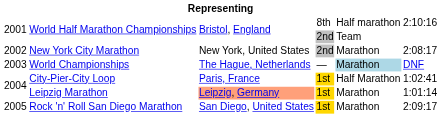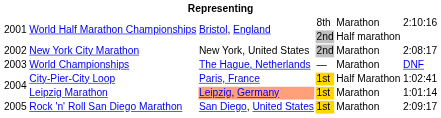(368, 22) Half marathon -> (358, 22) Marathon
(349, 37) Team -> (368, 37) Half marathon
(358, 65) lightblue background -> (358, 65) no background
